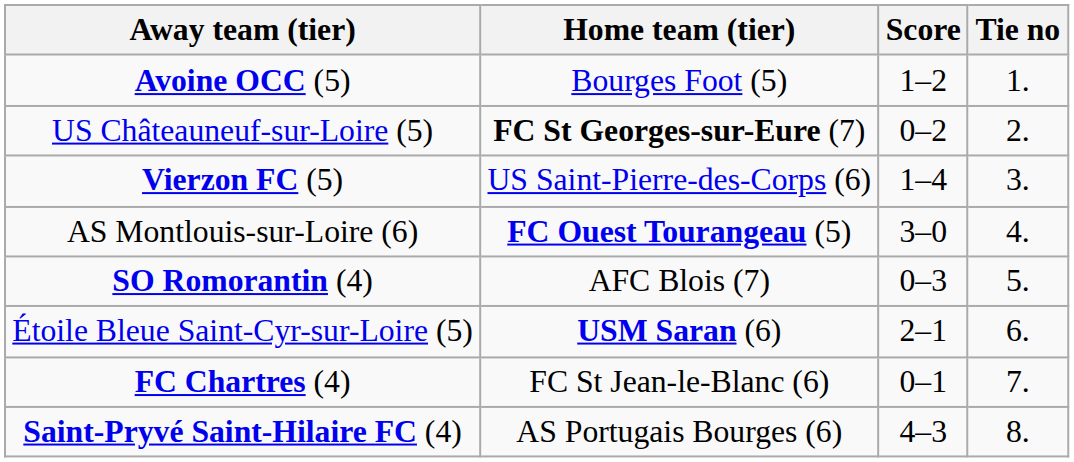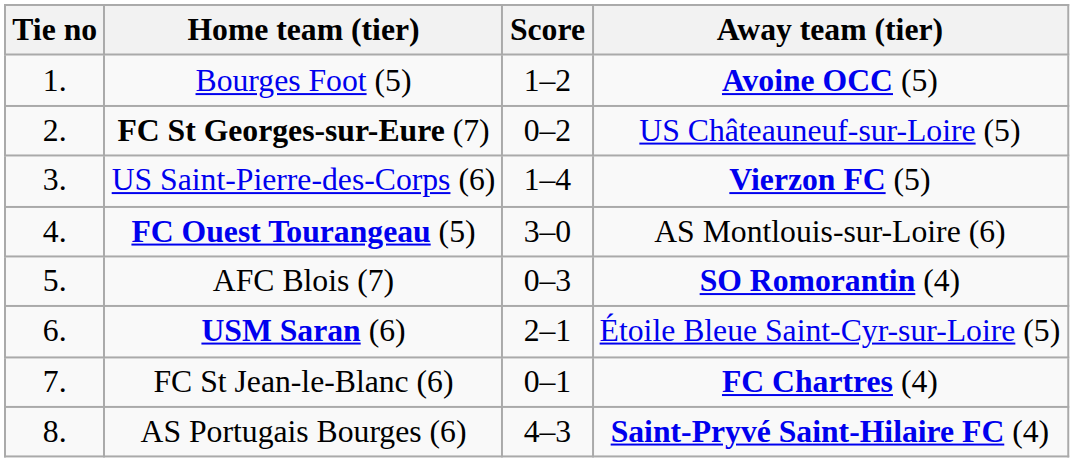columns swapped: (1018, 29) <-> (243, 29)
